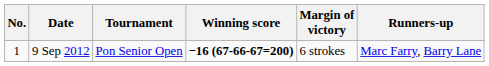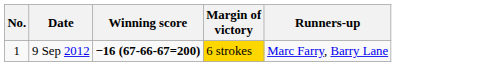- column: (139, 22)
(322, 51) no background -> (229, 51) gold background
